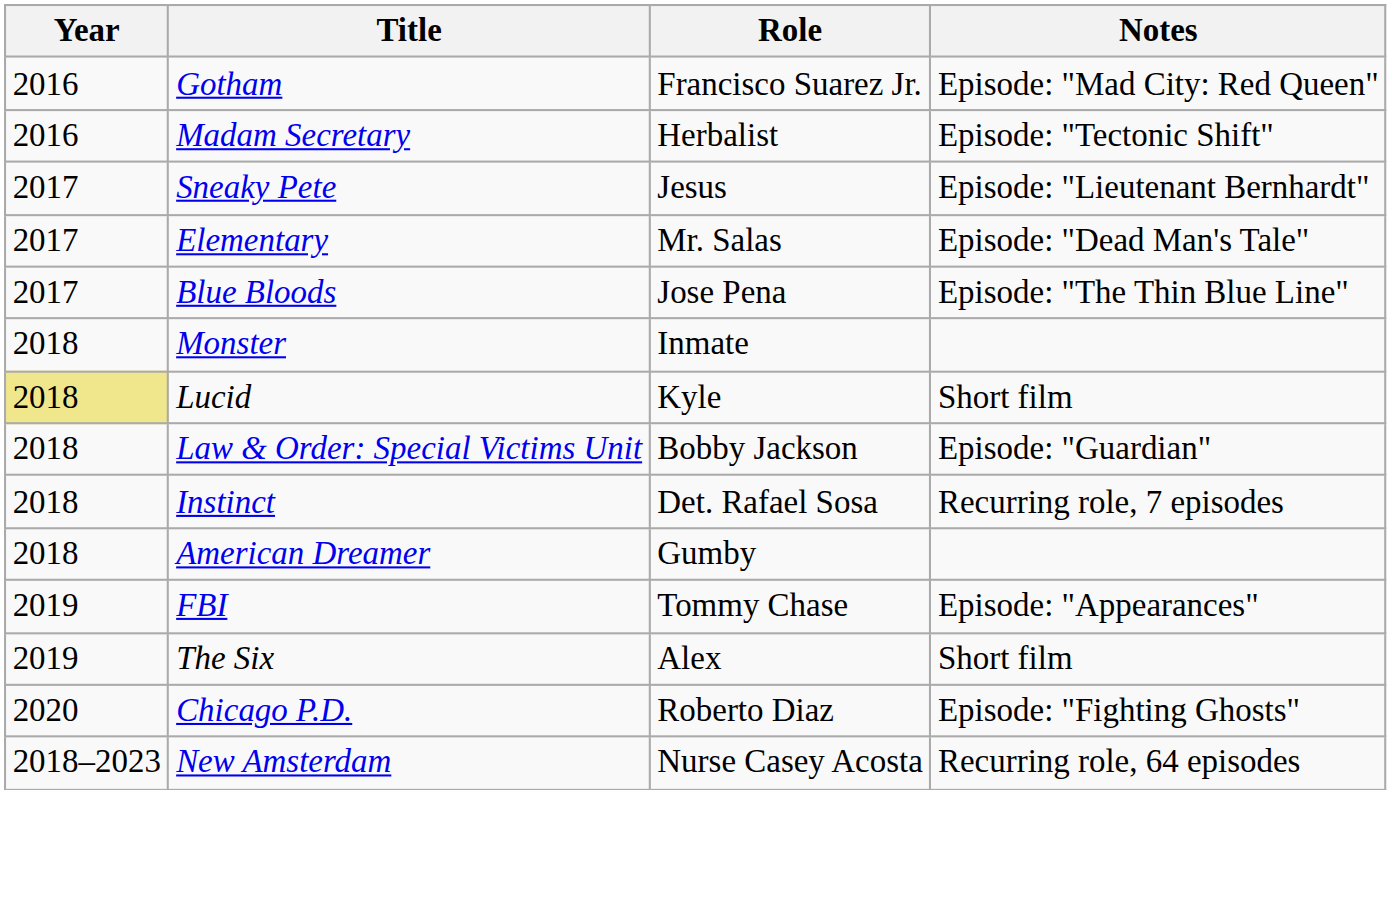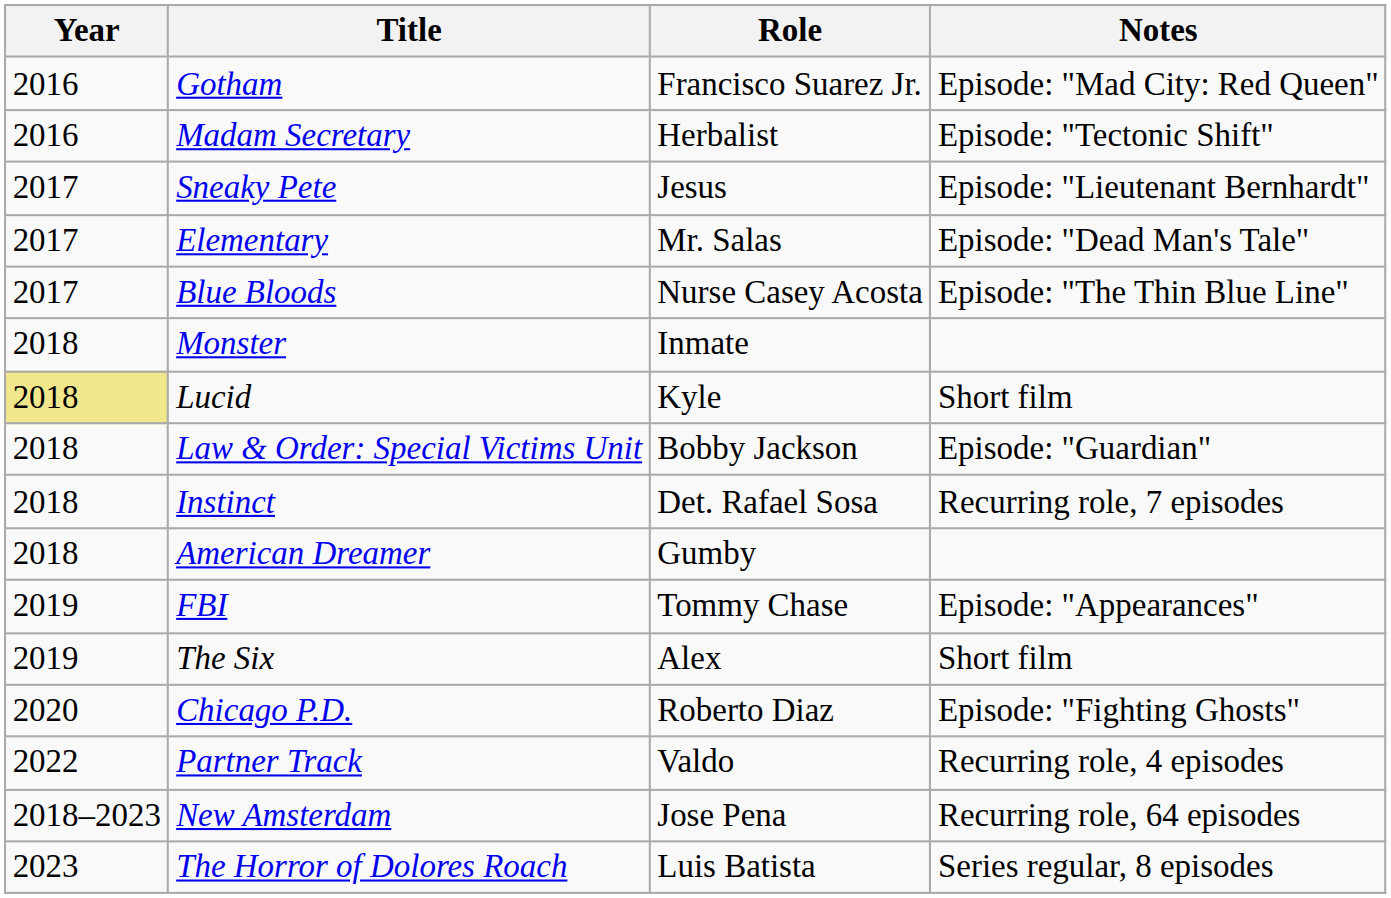(722, 291) Jose Pena -> (790, 291) Nurse Casey Acosta
+ row: (269, 762)
(790, 762) Nurse Casey Acosta -> (722, 814) Jose Pena
+ row: (372, 866)
